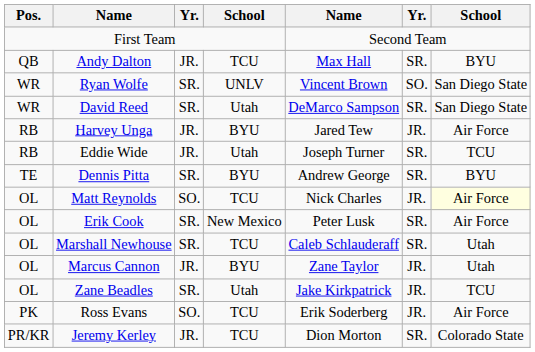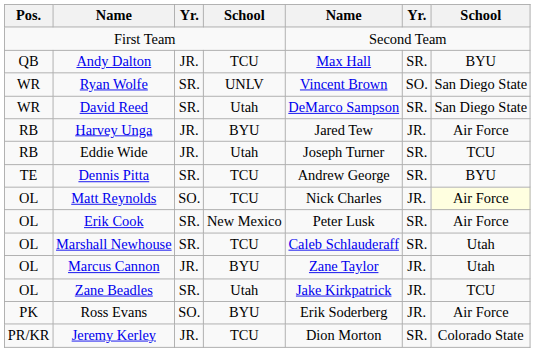(244, 175) BYU -> (244, 175) TCU
(244, 312) TCU -> (244, 312) BYU
